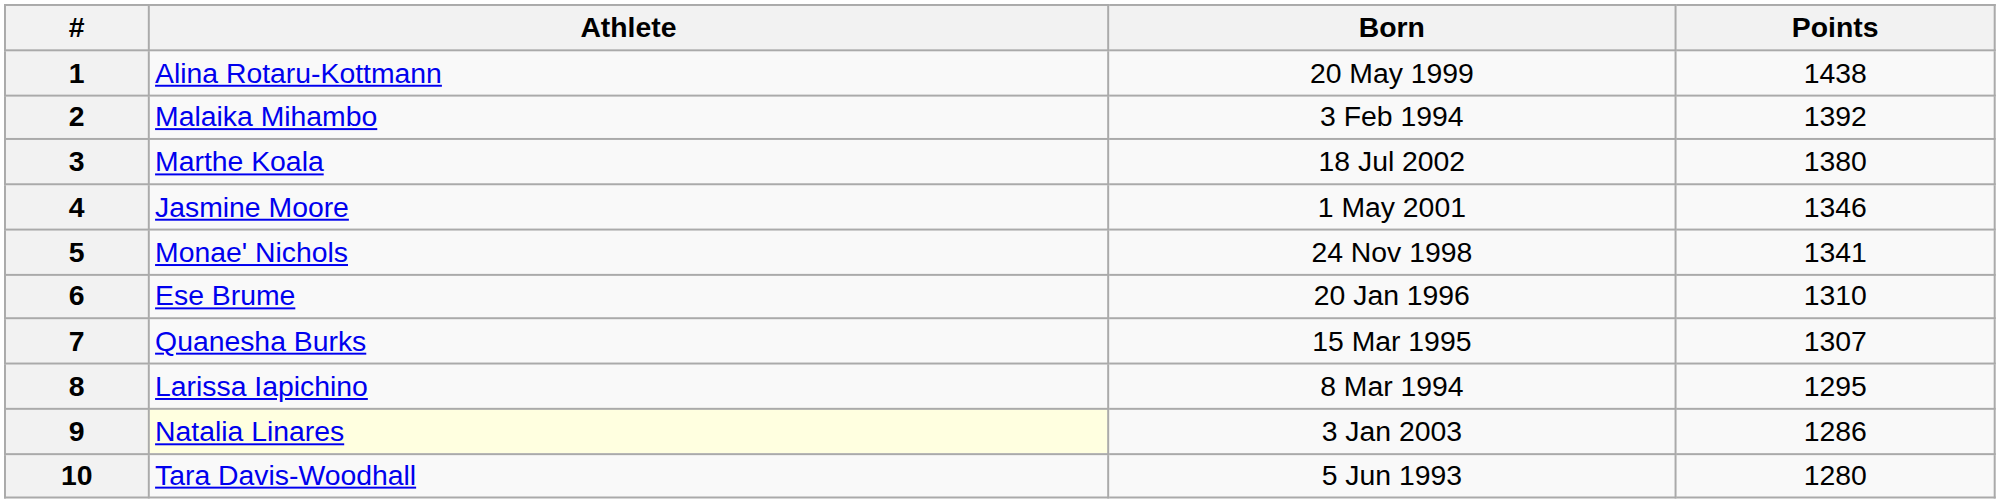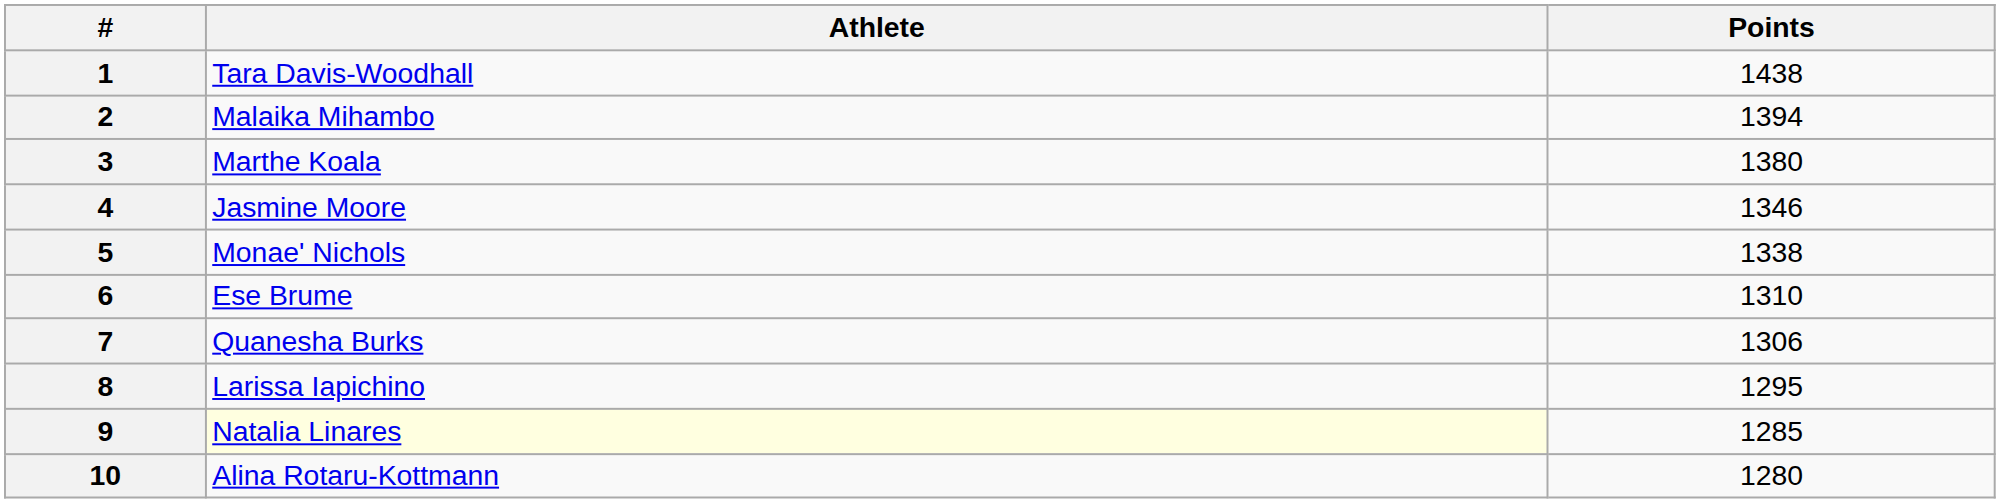- column: (1392, 28)
(298, 73) Alina Rotaru-Kottmann -> (343, 73) Tara Davis-Woodhall
(1835, 117) 1392 -> (1772, 117) 1394
(1835, 252) 1341 -> (1772, 252) 1338
(1835, 342) 1307 -> (1772, 342) 1306
(1835, 431) 1286 -> (1772, 431) 1285
(286, 476) Tara Davis-Woodhall -> (356, 476) Alina Rotaru-Kottmann
